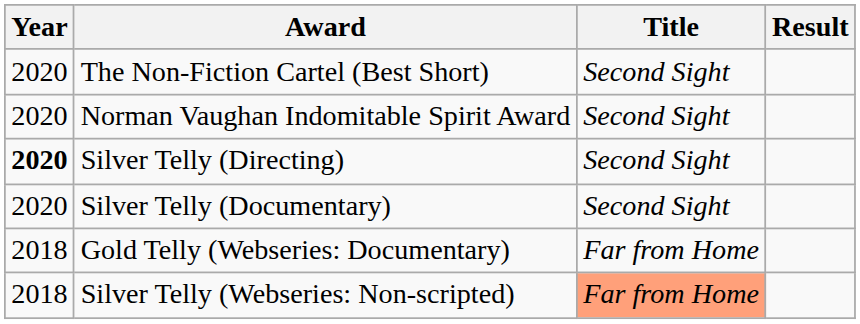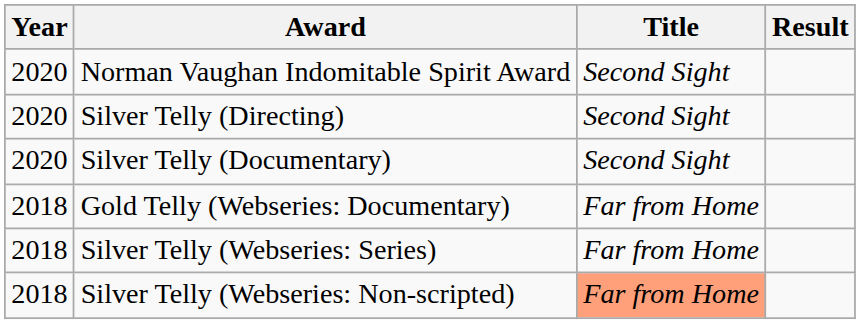- row: (285, 71)
(40, 160) bold -> (40, 116) normal
+ row: (259, 250)
